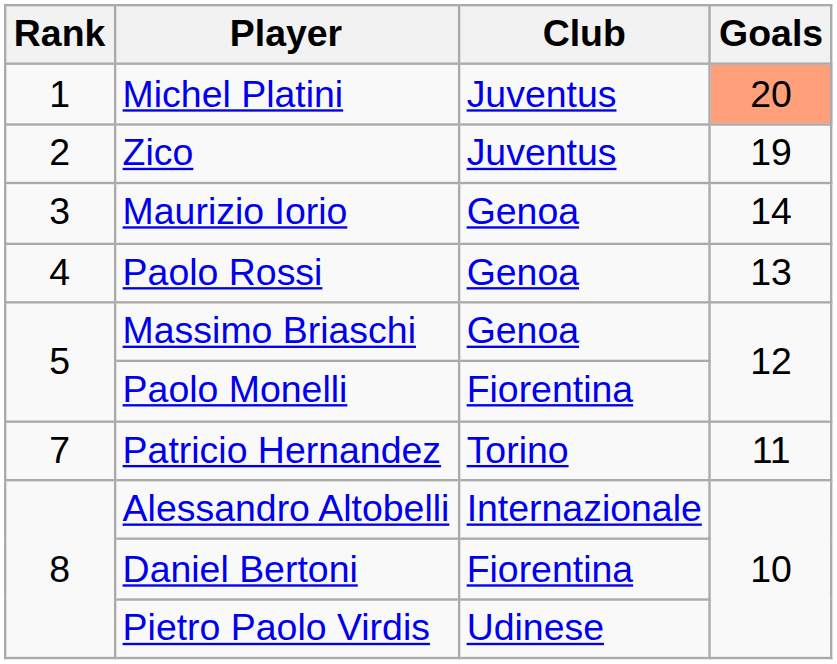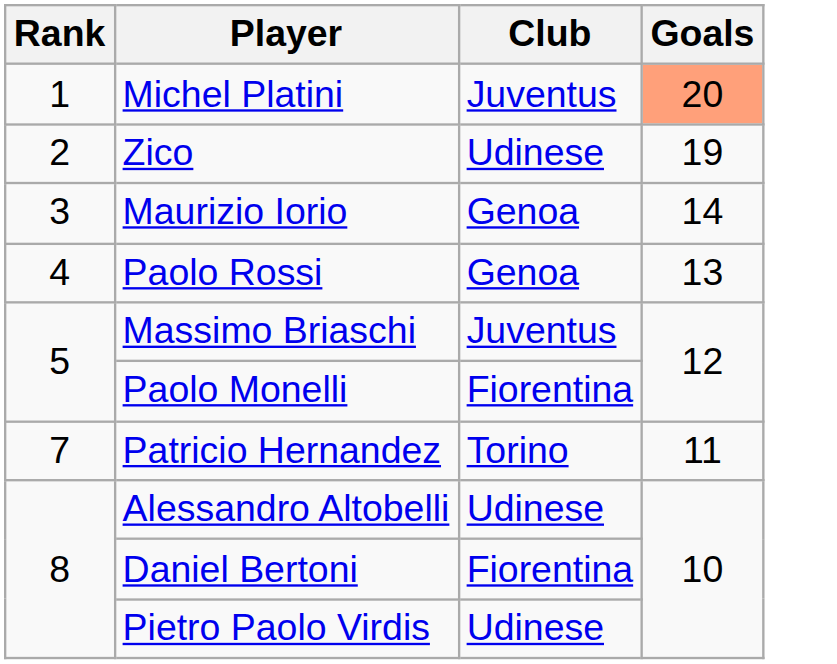(542, 152) Juventus -> (535, 152) Udinese
(523, 331) Genoa -> (542, 331) Juventus
(584, 509) Internazionale -> (535, 509) Udinese
